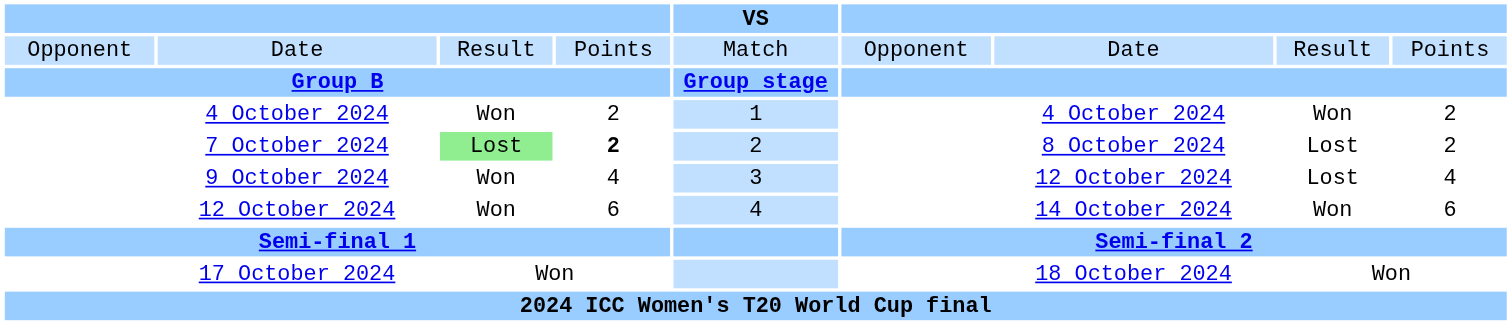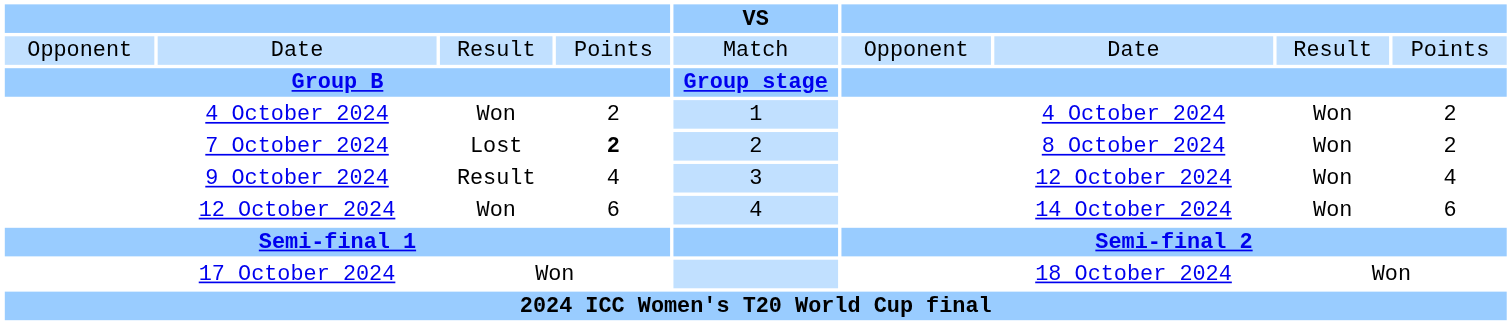(496, 146) lightgreen background -> (496, 146) no background
(1333, 146) Lost -> (1333, 146) Won
(496, 178) Won -> (496, 178) Result
(1333, 178) Lost -> (1333, 178) Won
